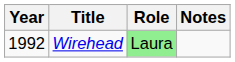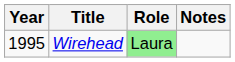(27, 43) 1992 -> (27, 43) 1995
